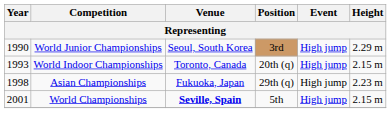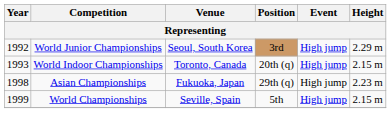(18, 47) 1990 -> (18, 47) 1992
(18, 99) 2001 -> (18, 99) 1999
(210, 99) bold -> (210, 99) normal
